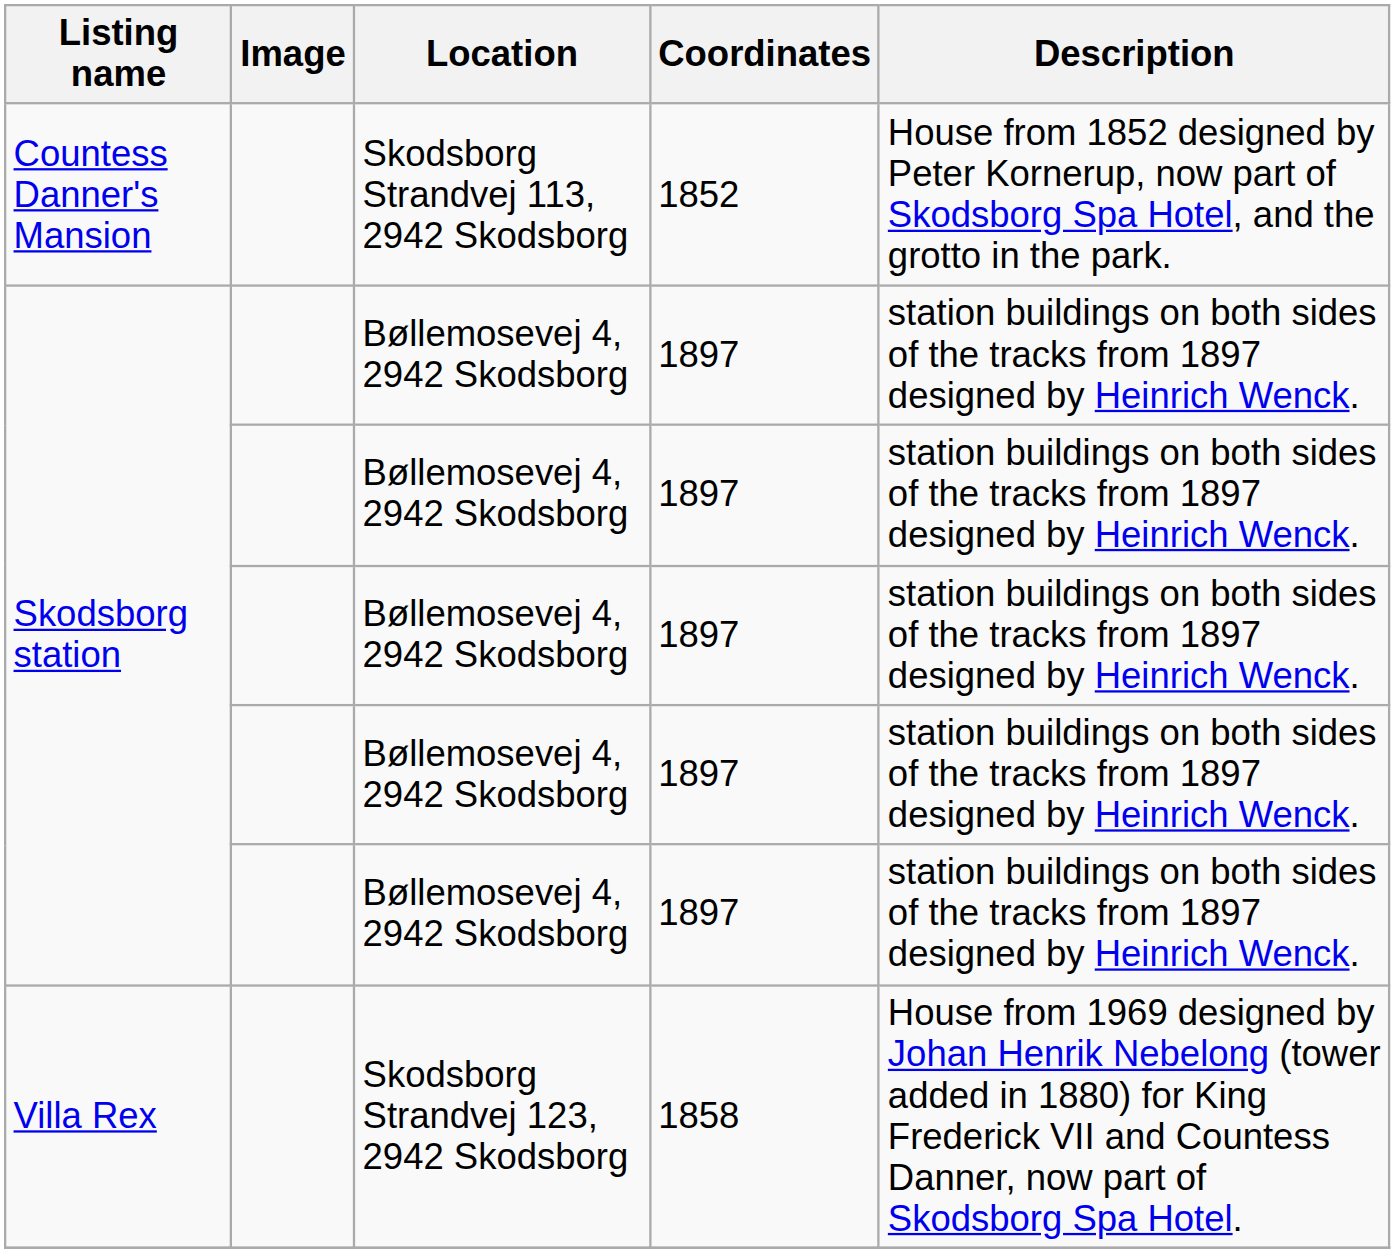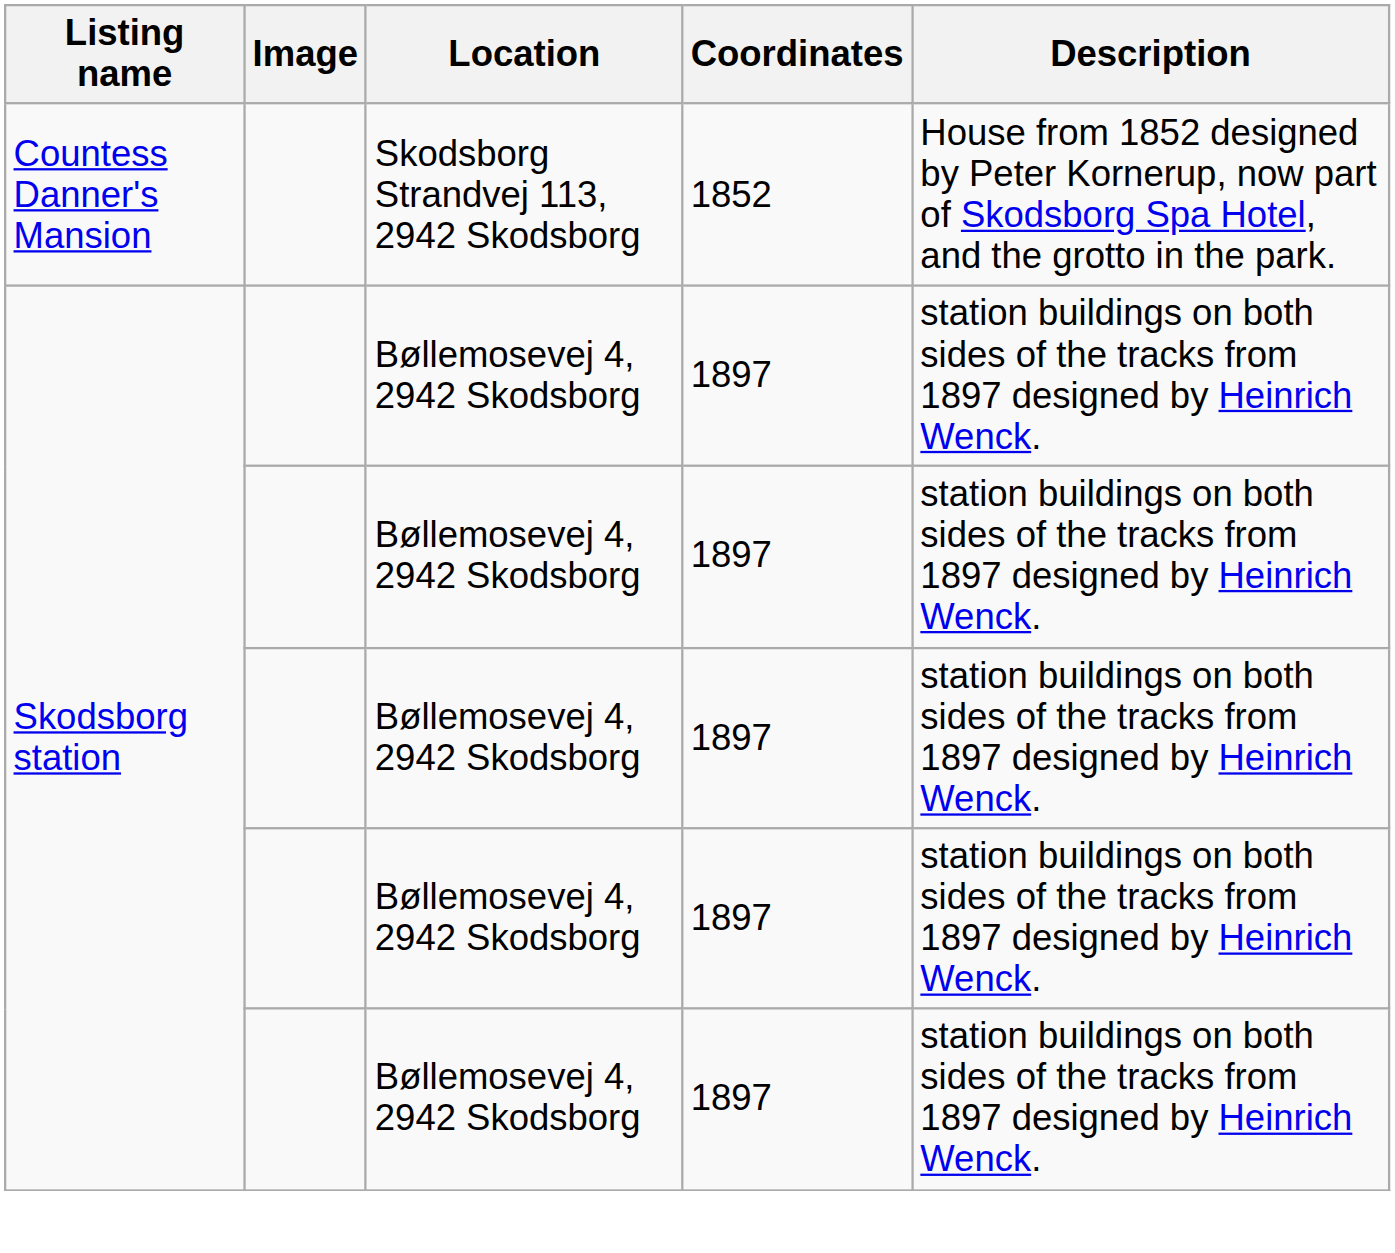- row: (85, 1115)
